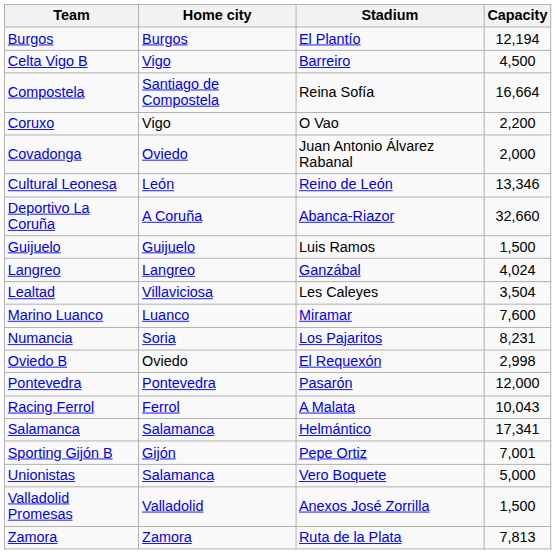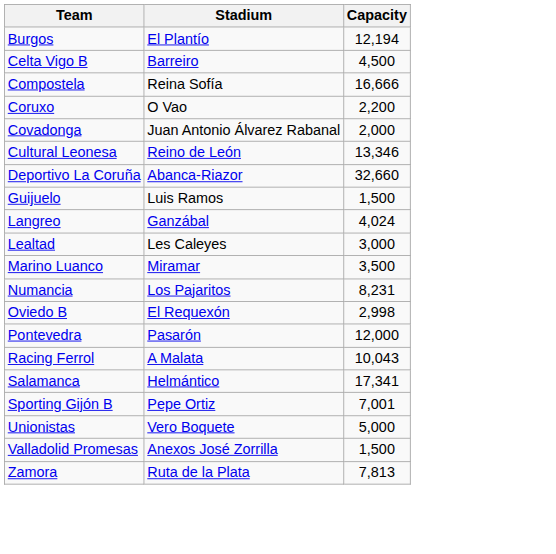- column: (217, 15)
(517, 92) 16,664 -> (377, 84) 16,666
(517, 292) 3,504 -> (377, 244) 3,000
(517, 315) 7,600 -> (377, 267) 3,500
